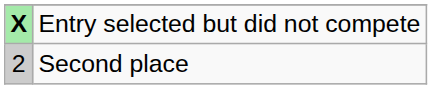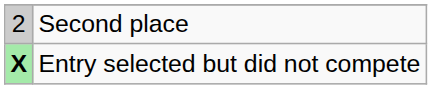rows swapped: (114, 63) <-> (229, 24)
